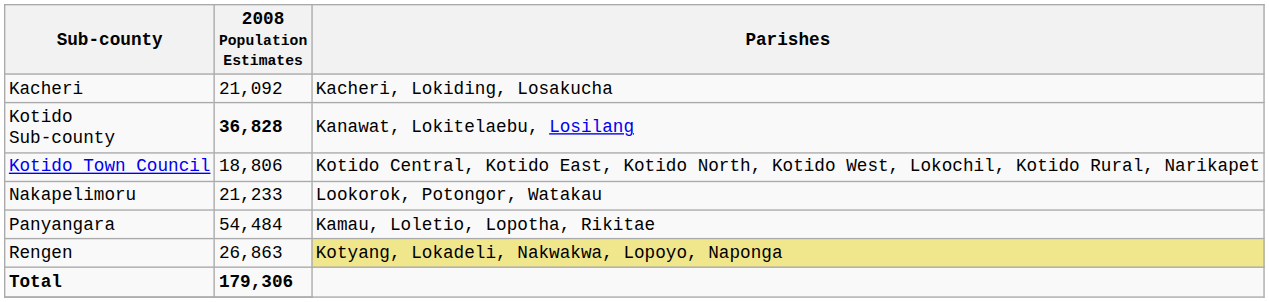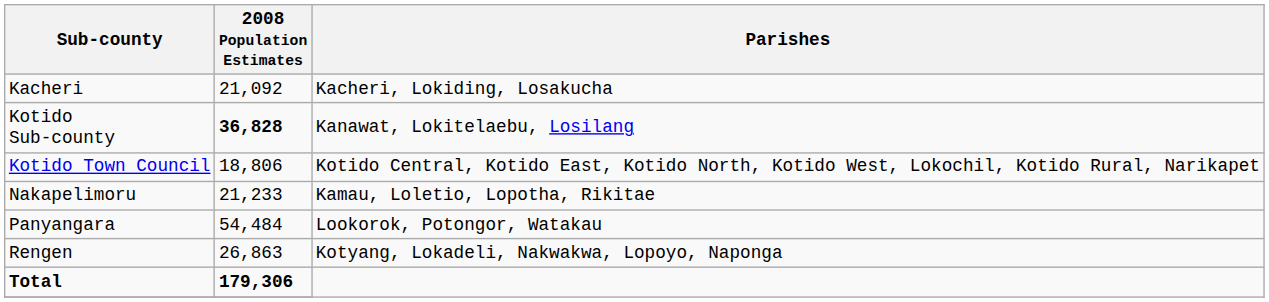(459, 196) Lookorok, Potongor, Watakau -> (485, 196) Kamau, Loletio, Lopotha, Rikitae
(485, 224) Kamau, Loletio, Lopotha, Rikitae -> (459, 224) Lookorok, Potongor, Watakau
(549, 253) khaki background -> (549, 253) no background
